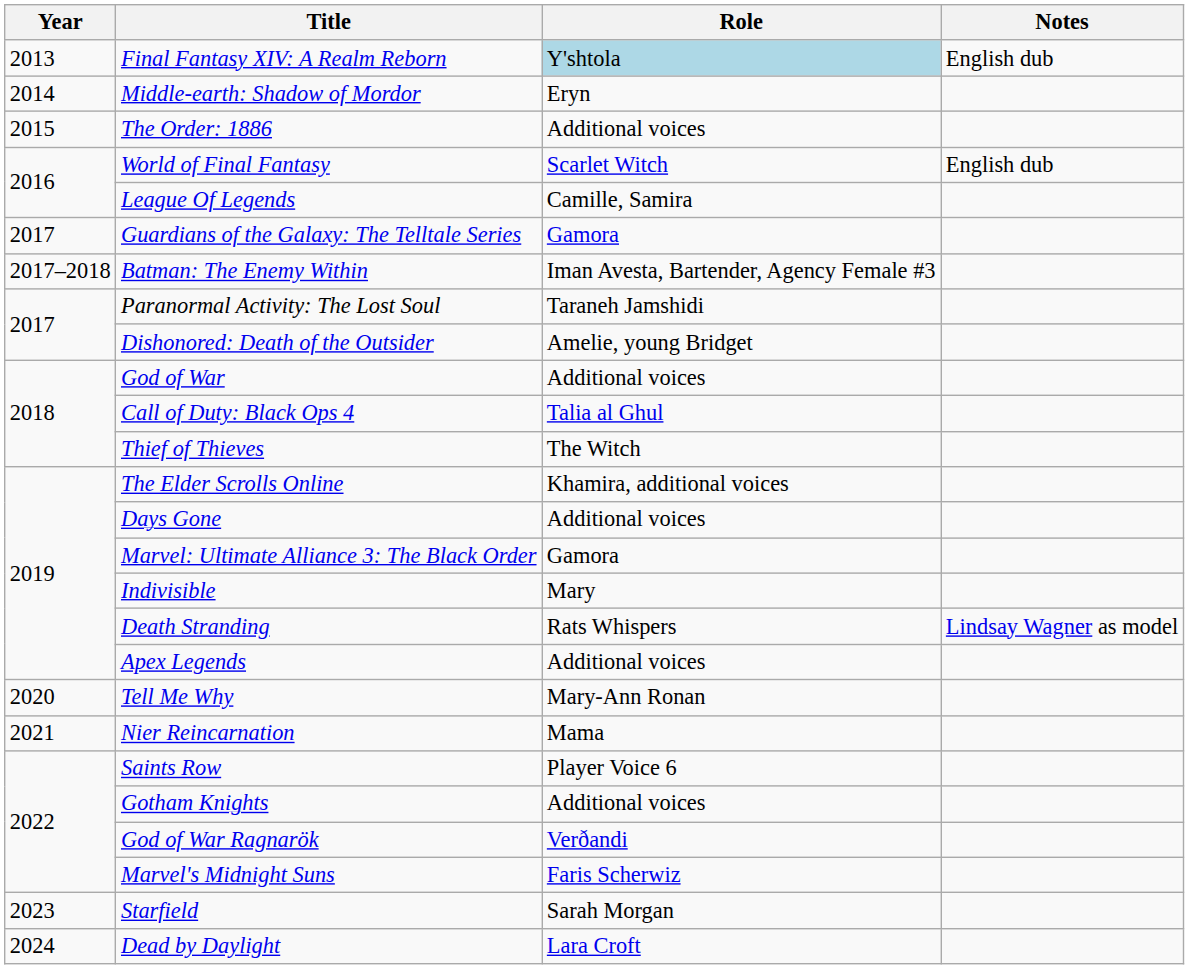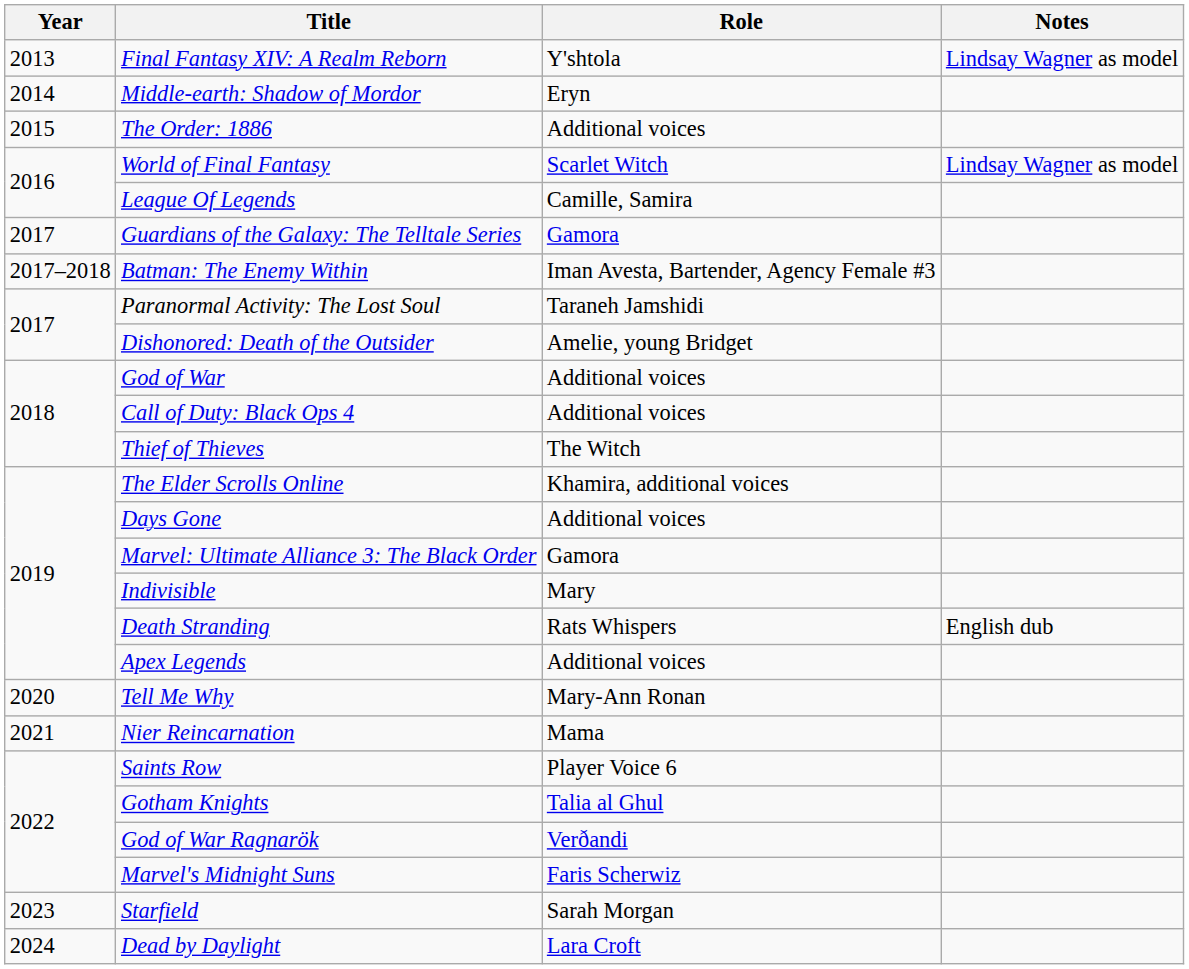(584, 57) lightblue background -> (584, 57) no background
(1000, 57) English dub -> (1062, 57) Lindsay Wagner as model
(1000, 164) English dub -> (1062, 164) Lindsay Wagner as model
(605, 413) Talia al Ghul -> (626, 413) Additional voices
(1062, 626) Lindsay Wagner as model -> (1000, 626) English dub
(626, 803) Additional voices -> (605, 803) Talia al Ghul
